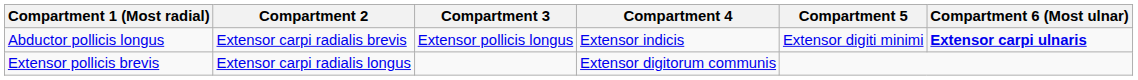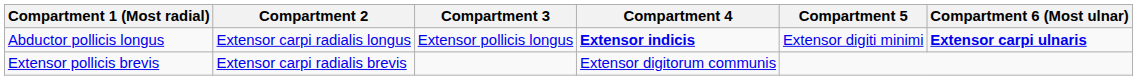(312, 39) Extensor carpi radialis brevis -> (314, 39) Extensor carpi radialis longus
(632, 39) normal -> (638, 39) bold
(314, 63) Extensor carpi radialis longus -> (312, 63) Extensor carpi radialis brevis
